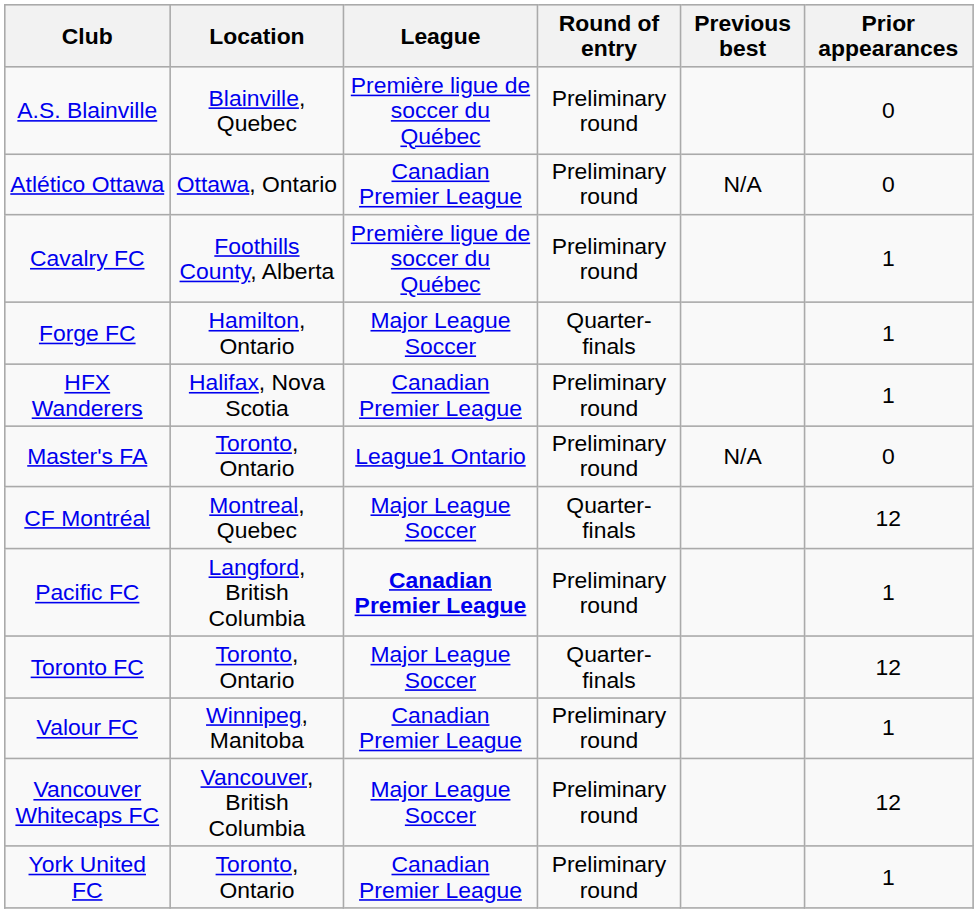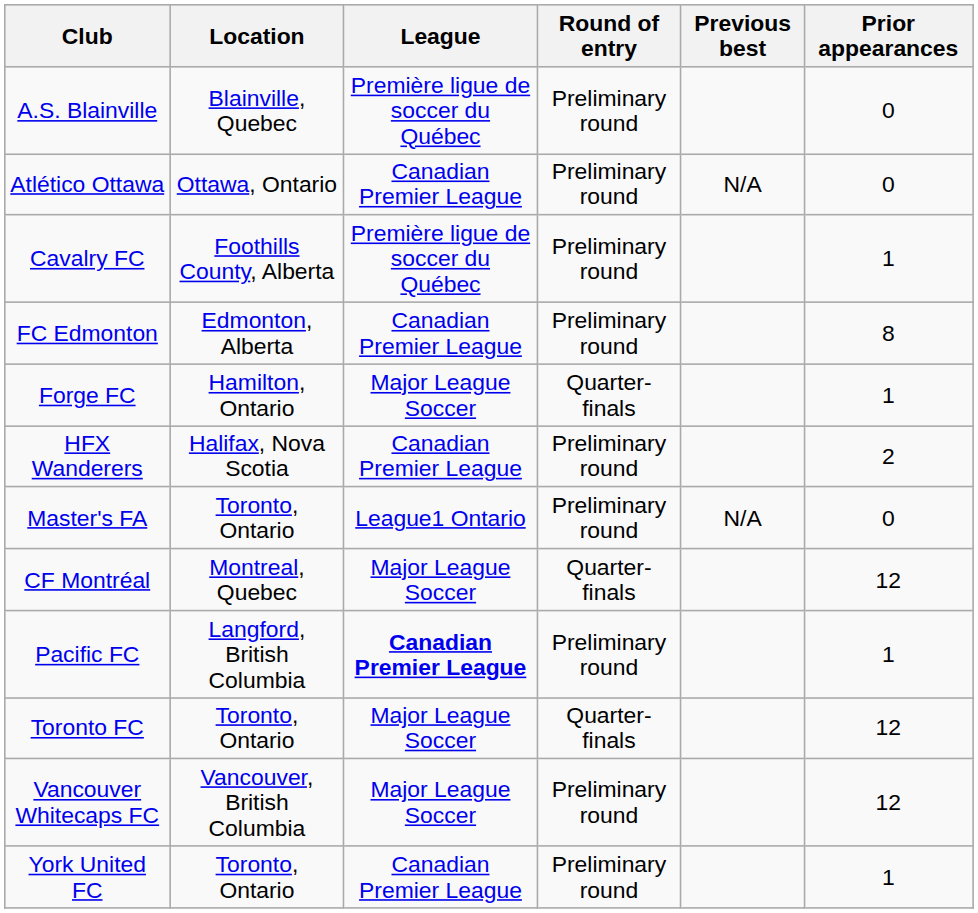+ row: (87, 333)
(888, 395) 1 -> (888, 457) 2
- row: (87, 728)
